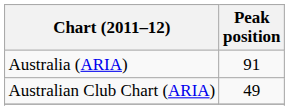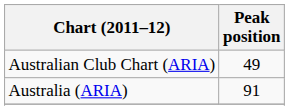rows swapped: (68, 63) <-> (112, 90)
